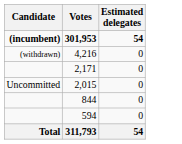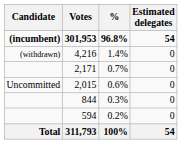+ column: (114, 17)
